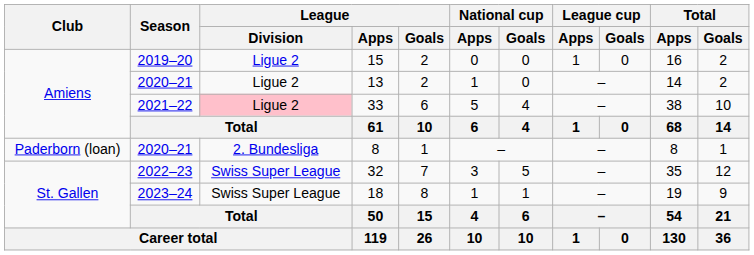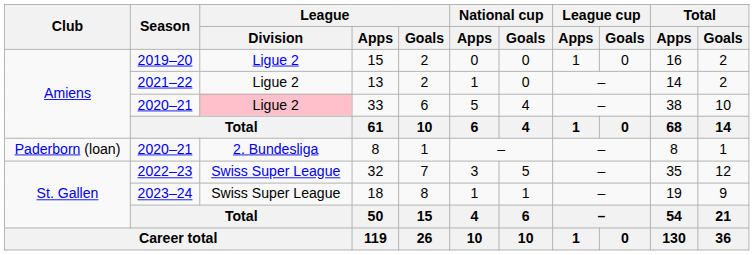(165, 82) 2020–21 -> (165, 82) 2021–22
(165, 104) 2021–22 -> (165, 104) 2020–21
